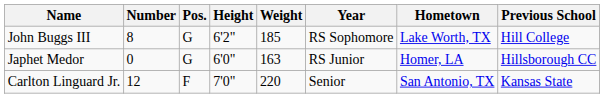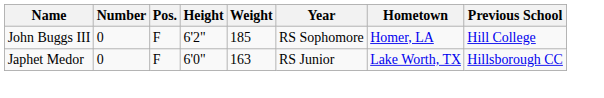(130, 37) 8 -> (100, 37) 0
(188, 37) G -> (157, 37) F
(445, 37) Lake Worth, TX -> (402, 37) Homer, LA
(188, 59) G -> (157, 59) F
(432, 59) Homer, LA -> (416, 59) Lake Worth, TX
- row: (64, 81)
